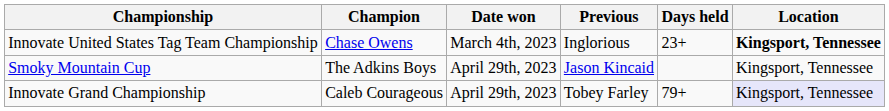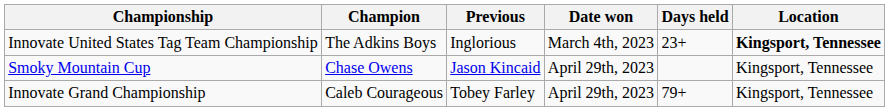columns swapped: (609, 17) <-> (503, 17)
(369, 42) Chase Owens -> (381, 42) The Adkins Boys
(381, 67) The Adkins Boys -> (369, 67) Chase Owens
(805, 93) lavender background -> (805, 93) no background
